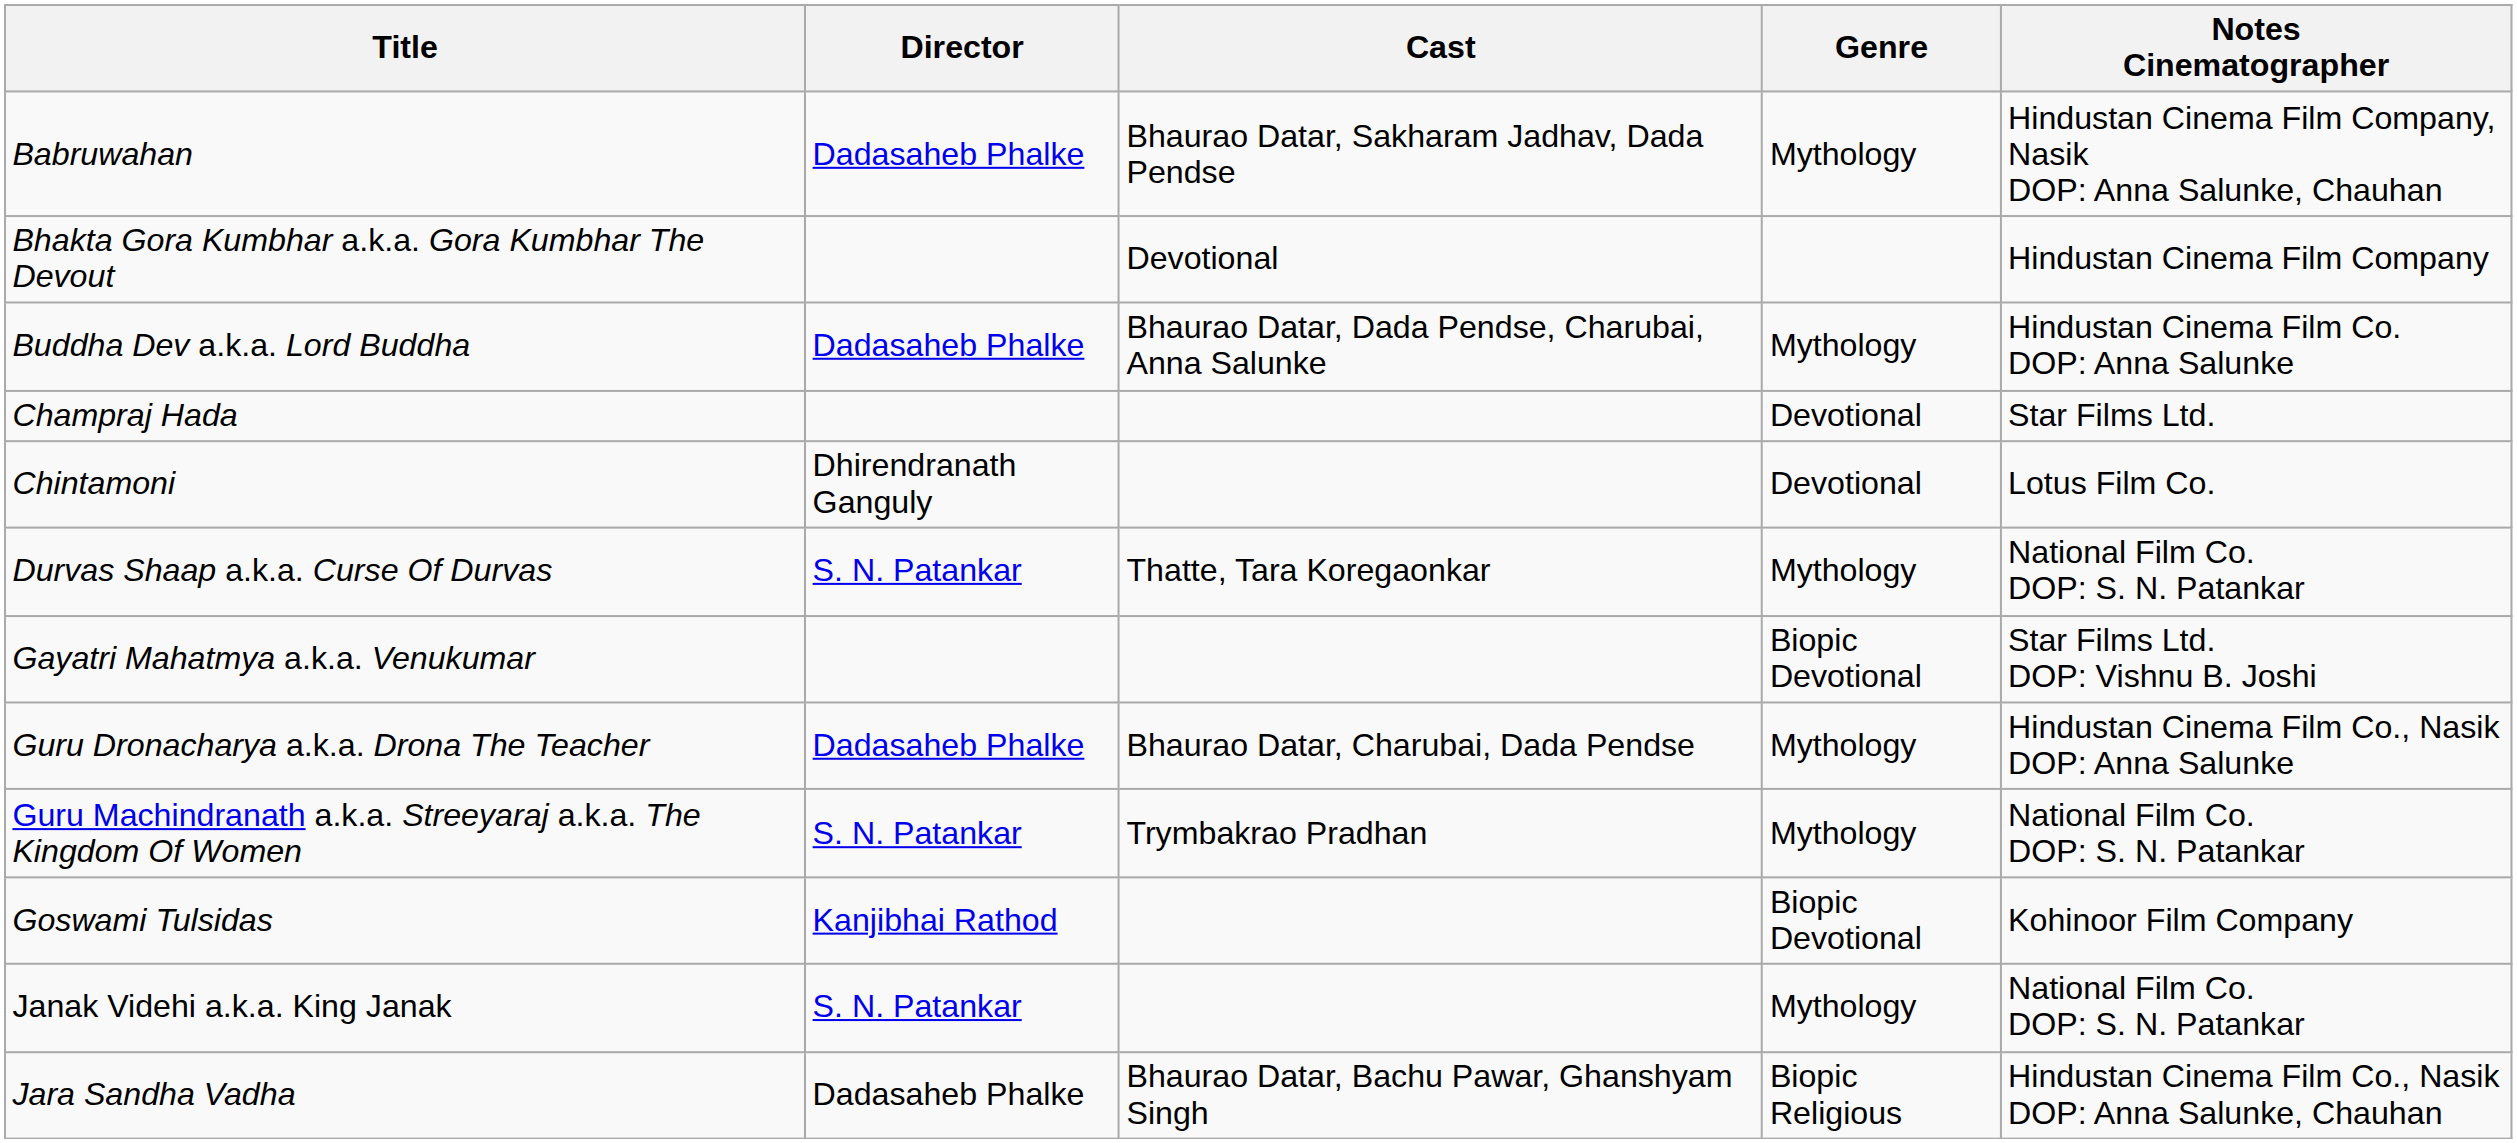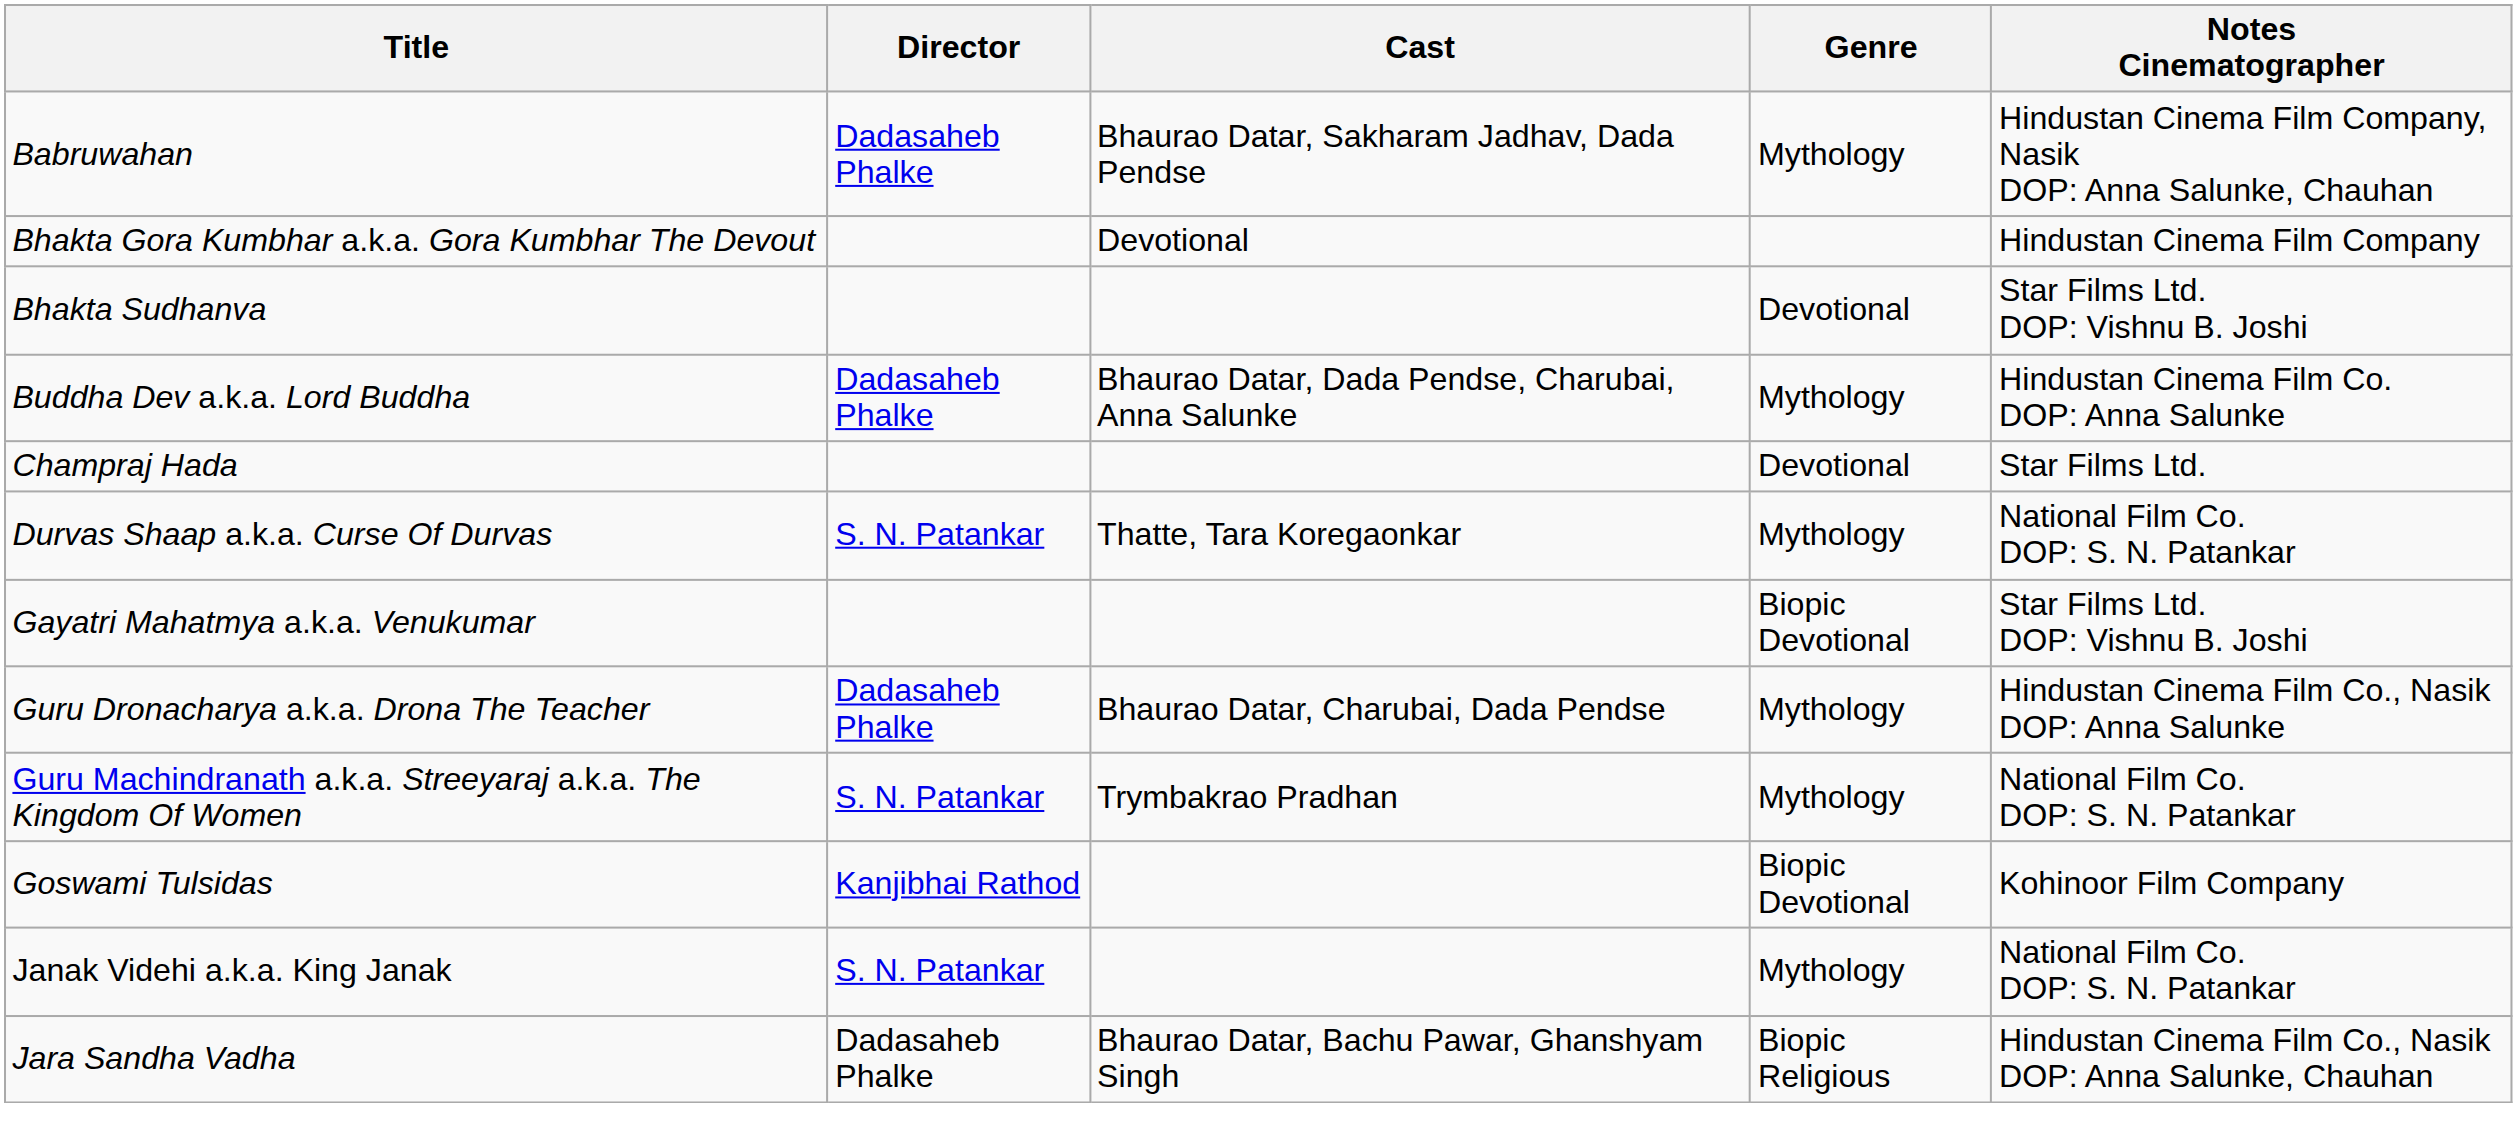+ row: (139, 309)
- row: (94, 484)
